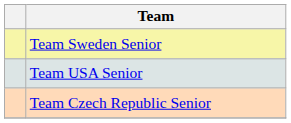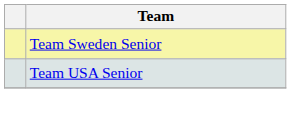- row: (120, 102)
